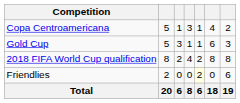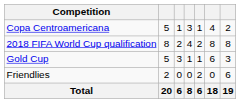rows swapped: (81, 59) <-> (28, 43)
(200, 75) lightyellow background -> (200, 75) no background
